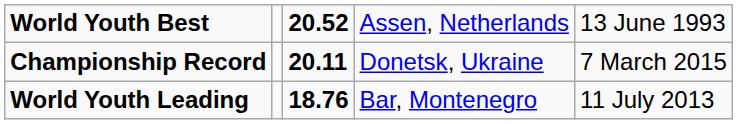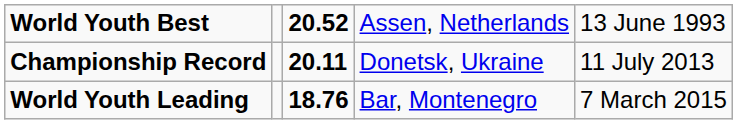(653, 61) 7 March 2015 -> (647, 61) 11 July 2013
(647, 99) 11 July 2013 -> (653, 99) 7 March 2015
